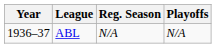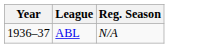- column: (187, 14)
